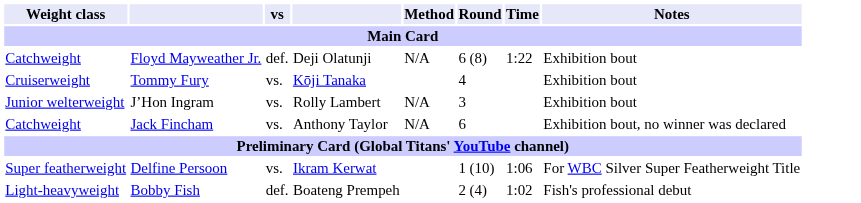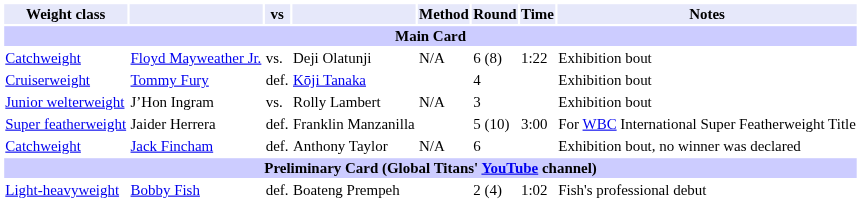(277, 58) def. -> (274, 58) vs.
(274, 80) vs. -> (277, 80) def.
+ row: (173, 124)
(274, 124) vs. -> (277, 146) def.
- row: (179, 168)
